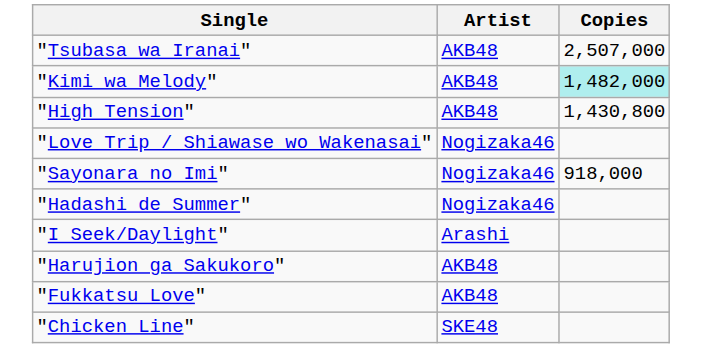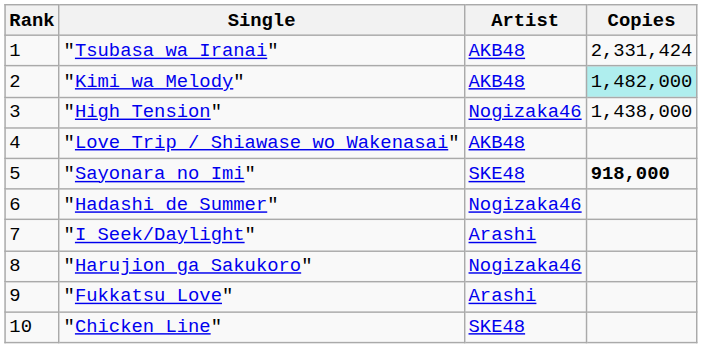+ column: (32, 20)
(614, 51) 2,507,000 -> (642, 51) 2,331,424
(470, 112) AKB48 -> (525, 112) Nogizaka46
(614, 112) 1,430,800 -> (642, 112) 1,438,000
(498, 143) Nogizaka46 -> (497, 143) AKB48
(498, 174) Nogizaka46 -> (497, 174) SKE48
(603, 174) normal -> (630, 174) bold
(470, 266) AKB48 -> (525, 266) Nogizaka46
(470, 297) AKB48 -> (502, 297) Arashi
